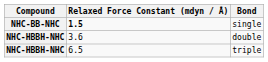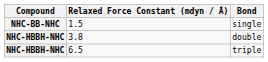(76, 24) bold -> (76, 24) normal
(76, 37) 3.6 -> (76, 37) 3.8
